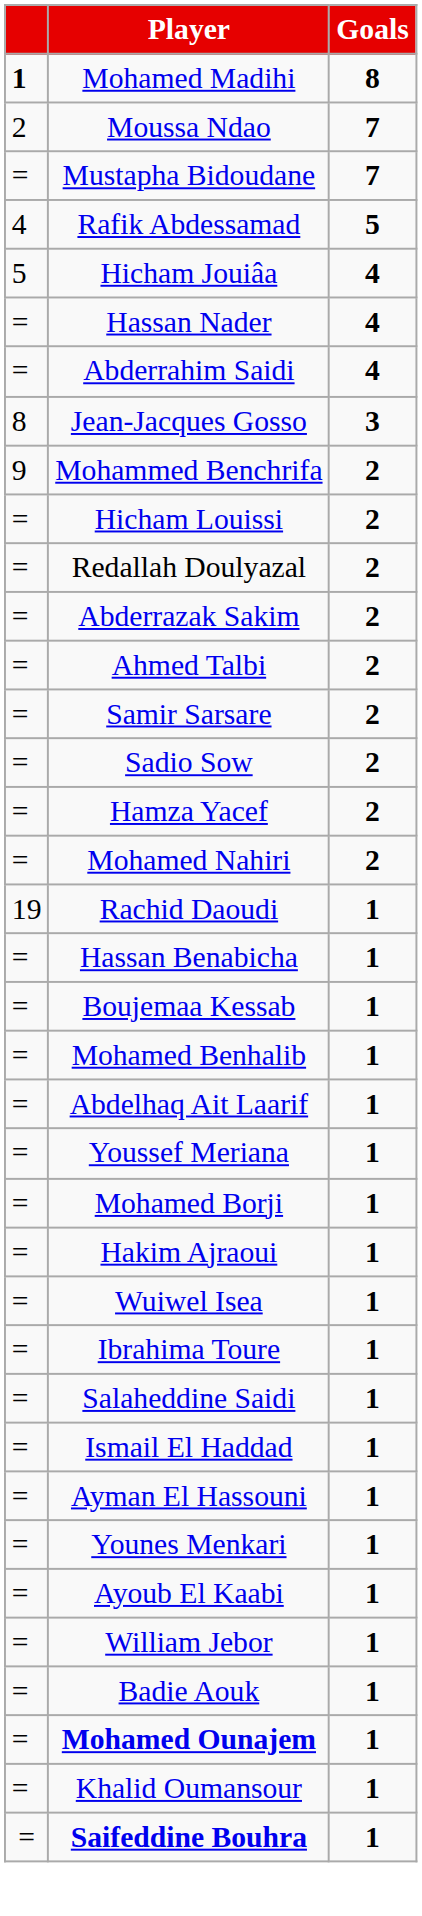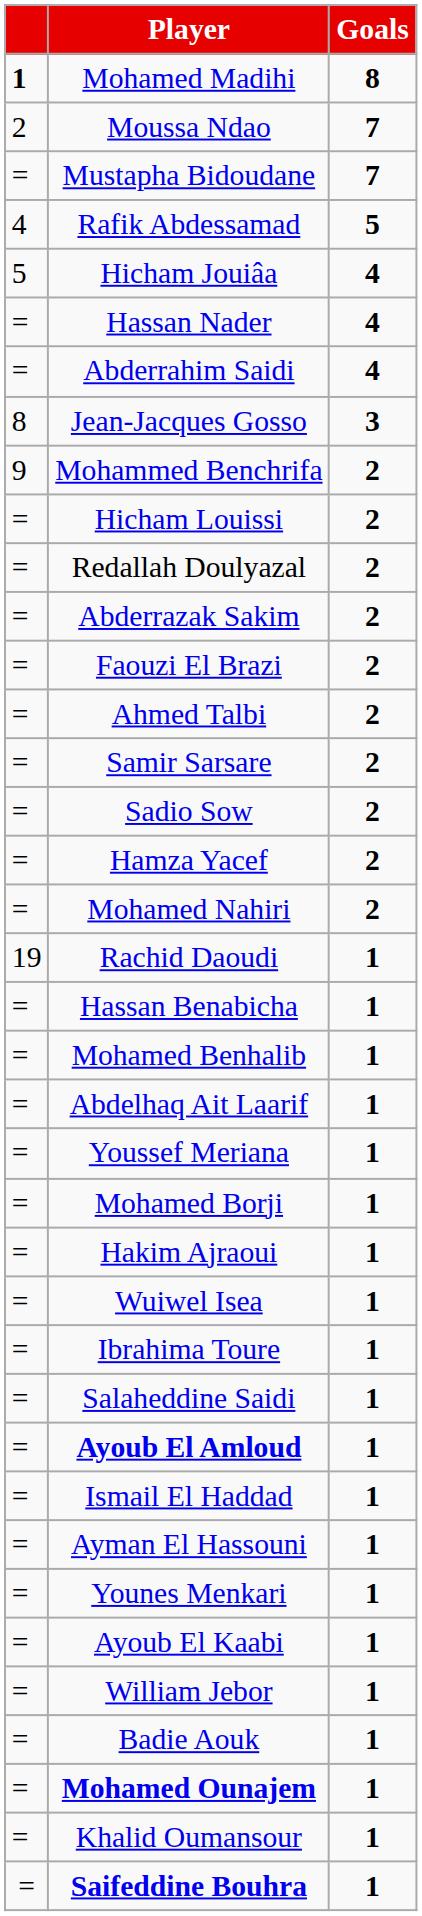+ row: (189, 664)
- row: (189, 1006)
+ row: (189, 1446)
